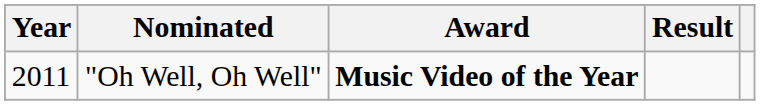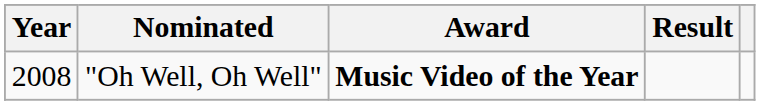(41, 75) 2011 -> (42, 75) 2008
